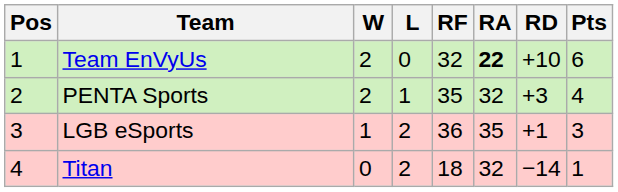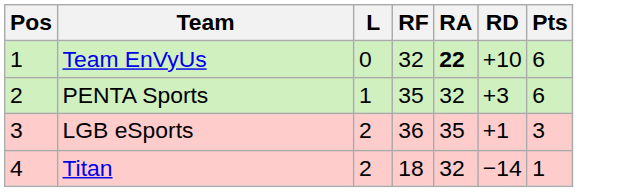- column: (373, 22)
(578, 95) 4 -> (539, 95) 6
